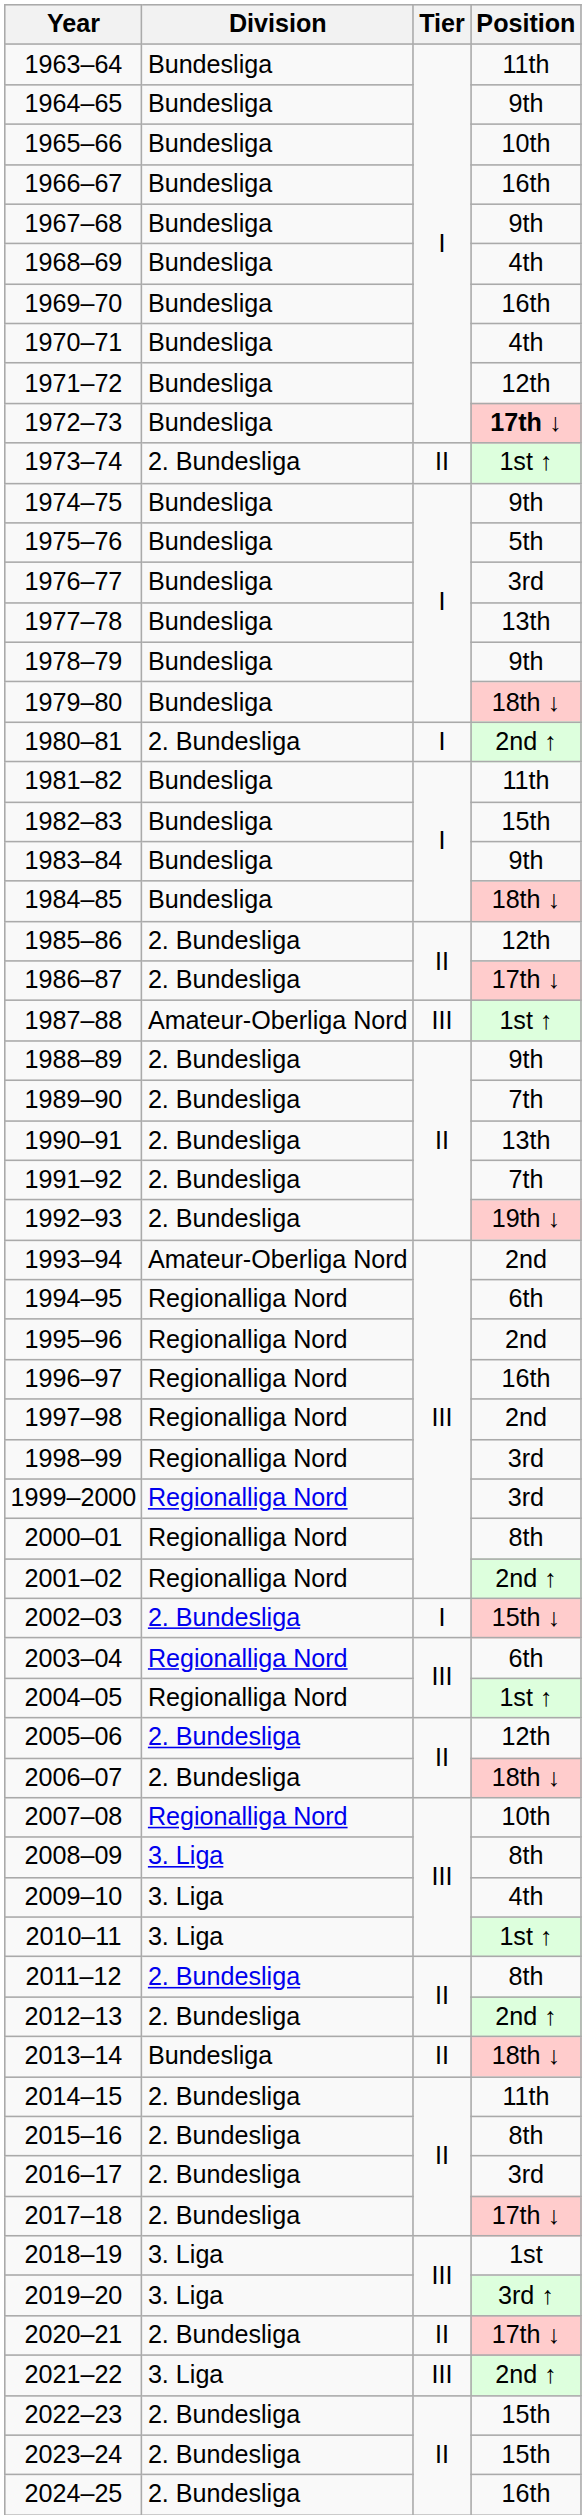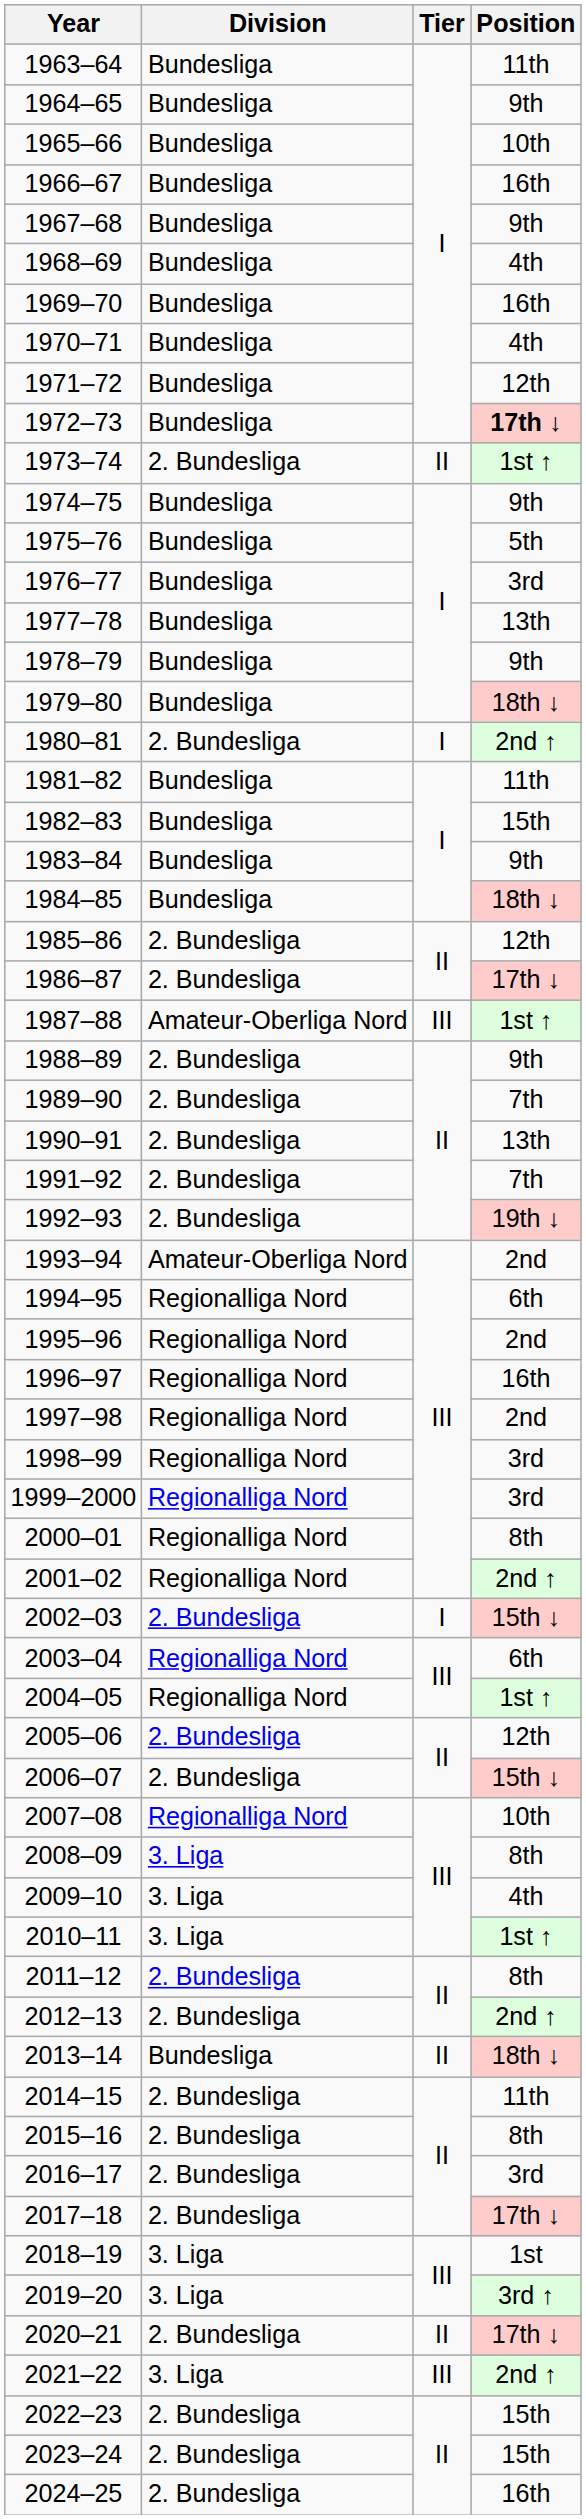(526, 1777) 18th ↓ -> (526, 1777) 15th ↓
